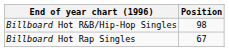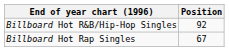(202, 25) 98 -> (202, 25) 92
